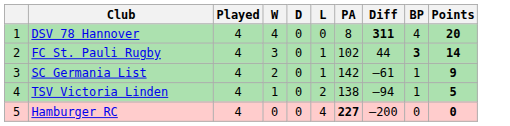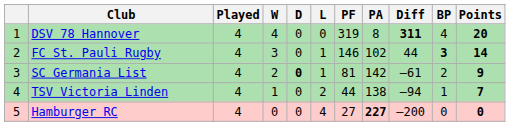+ column: (348, 14)
(299, 73) normal -> (299, 73) bold
(417, 73) 1 -> (444, 73) 2
(453, 92) 5 -> (480, 92) 7
